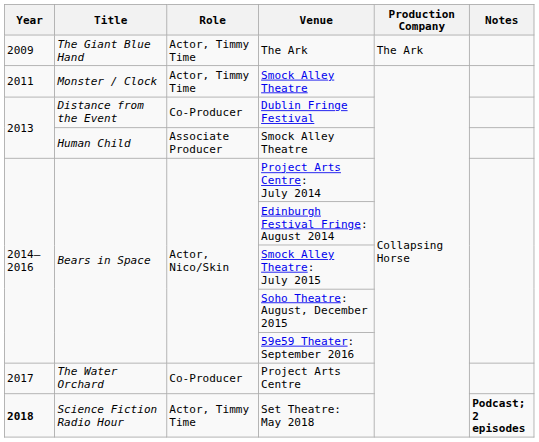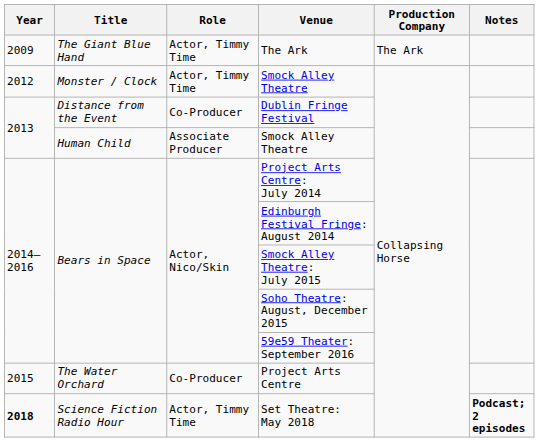(20, 81) 2011 -> (20, 81) 2012
(20, 378) 2017 -> (20, 378) 2015
